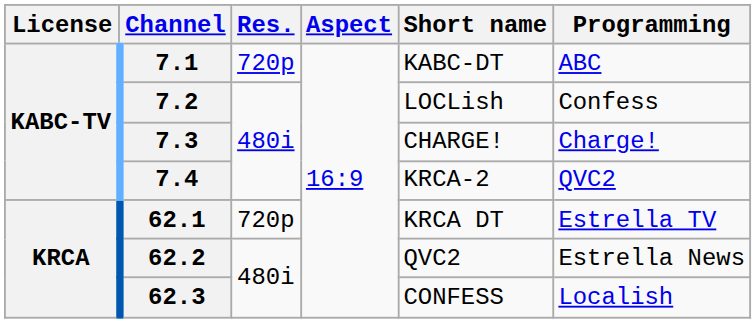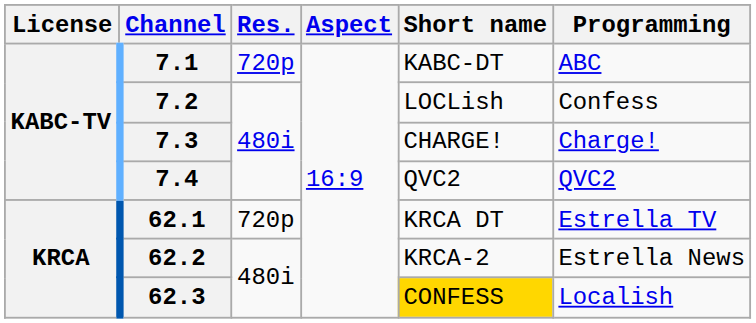(447, 180) KRCA-2 -> (432, 180) QVC2
(432, 258) QVC2 -> (447, 258) KRCA-2
(454, 297) no background -> (454, 297) gold background
